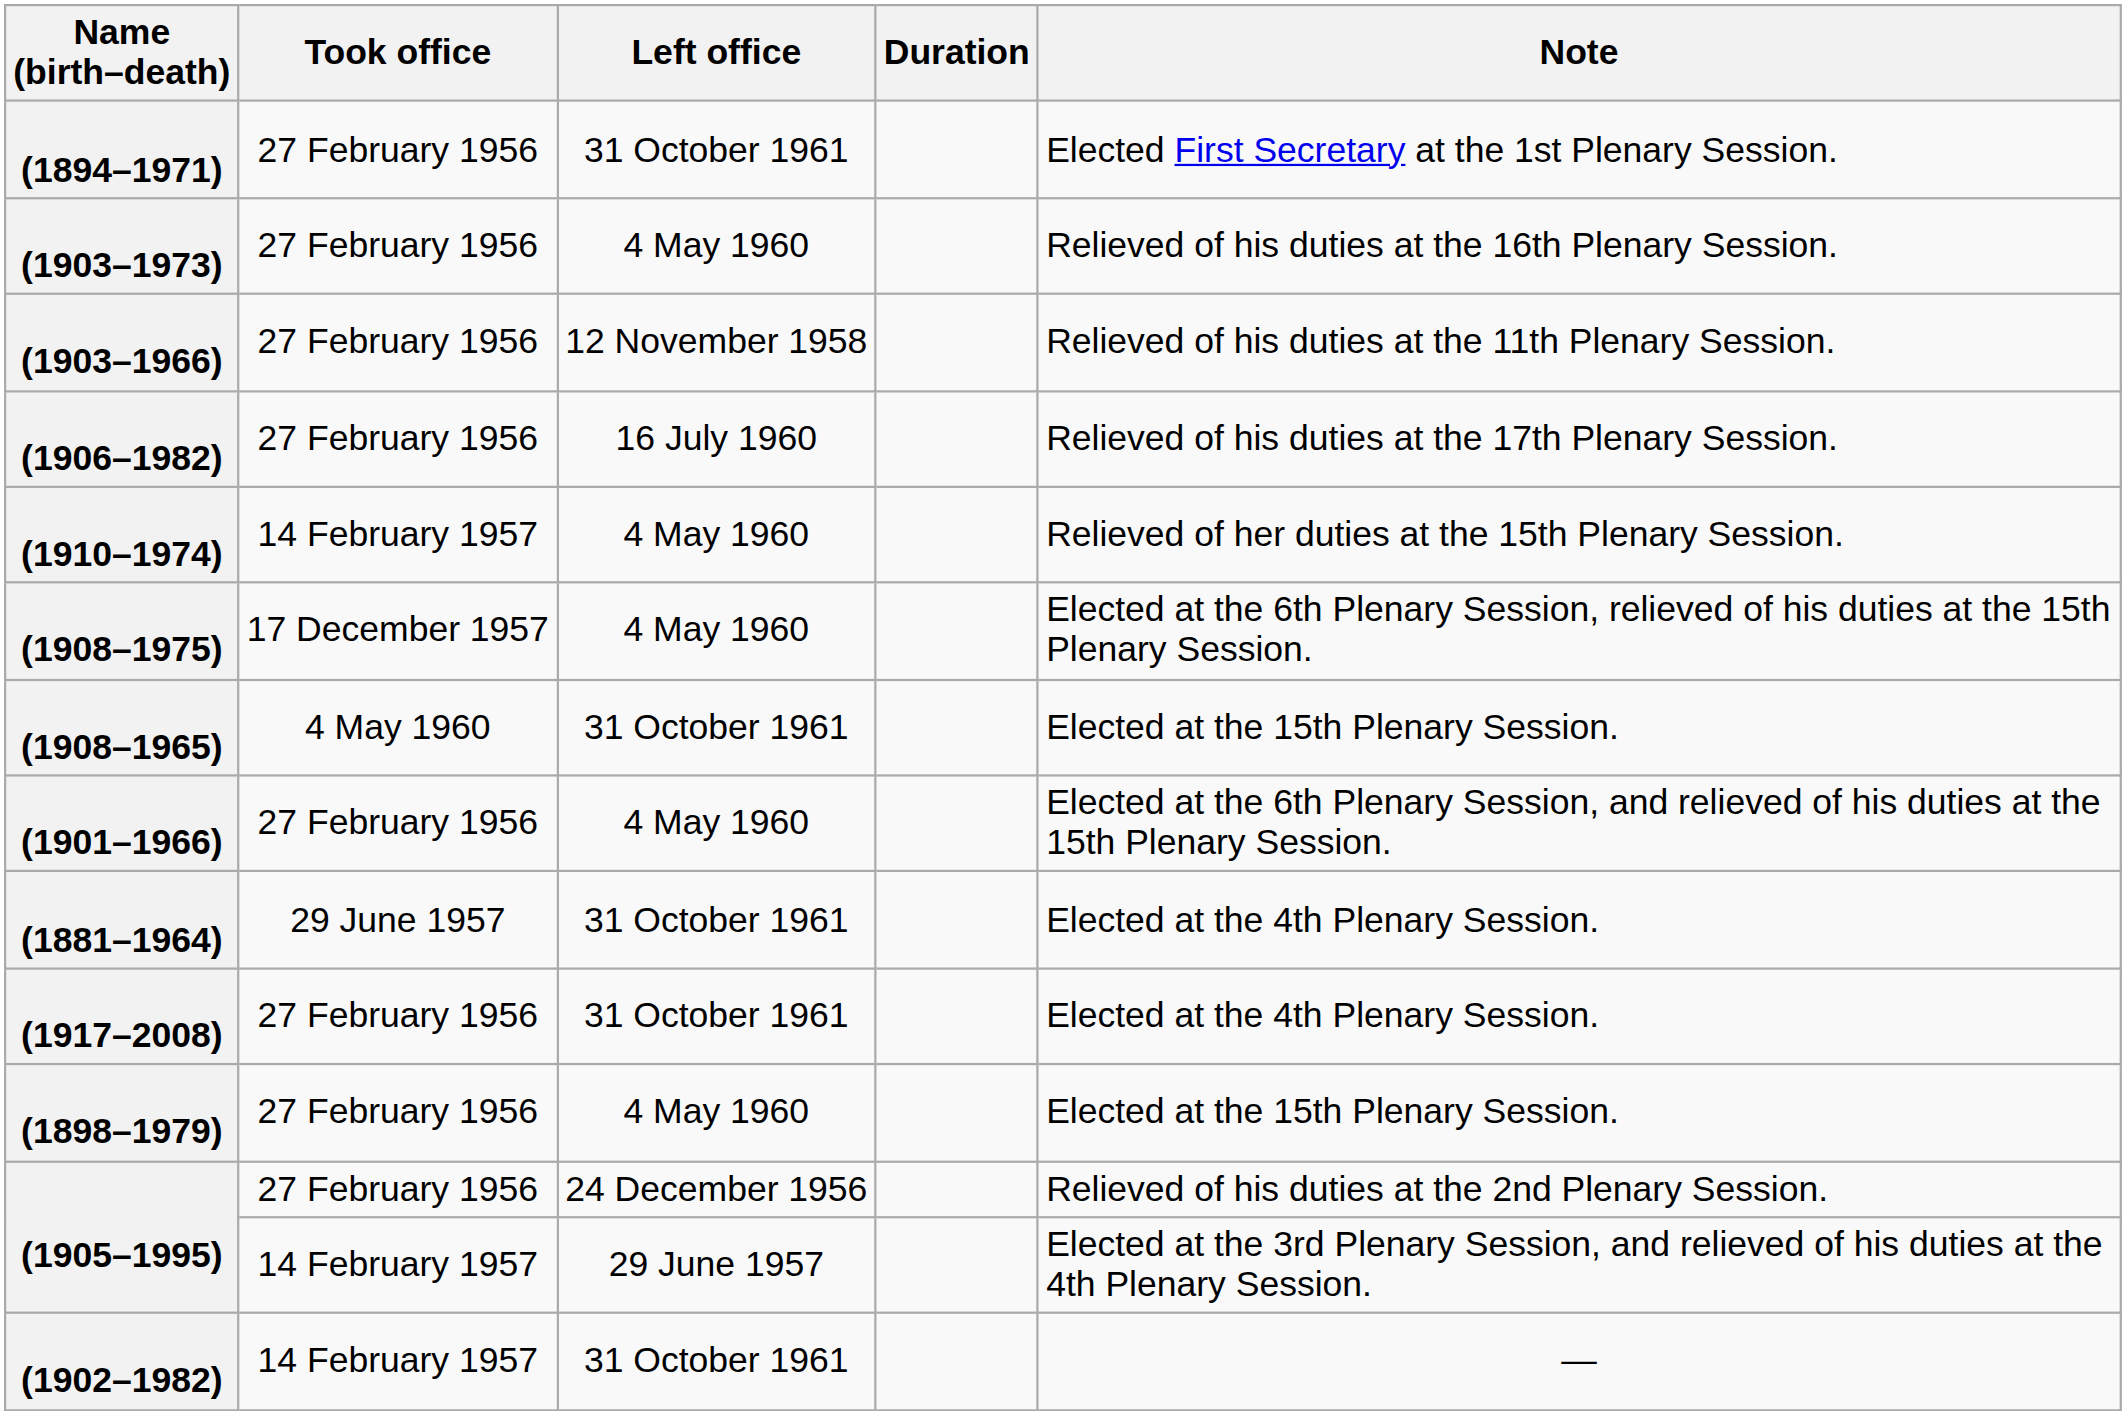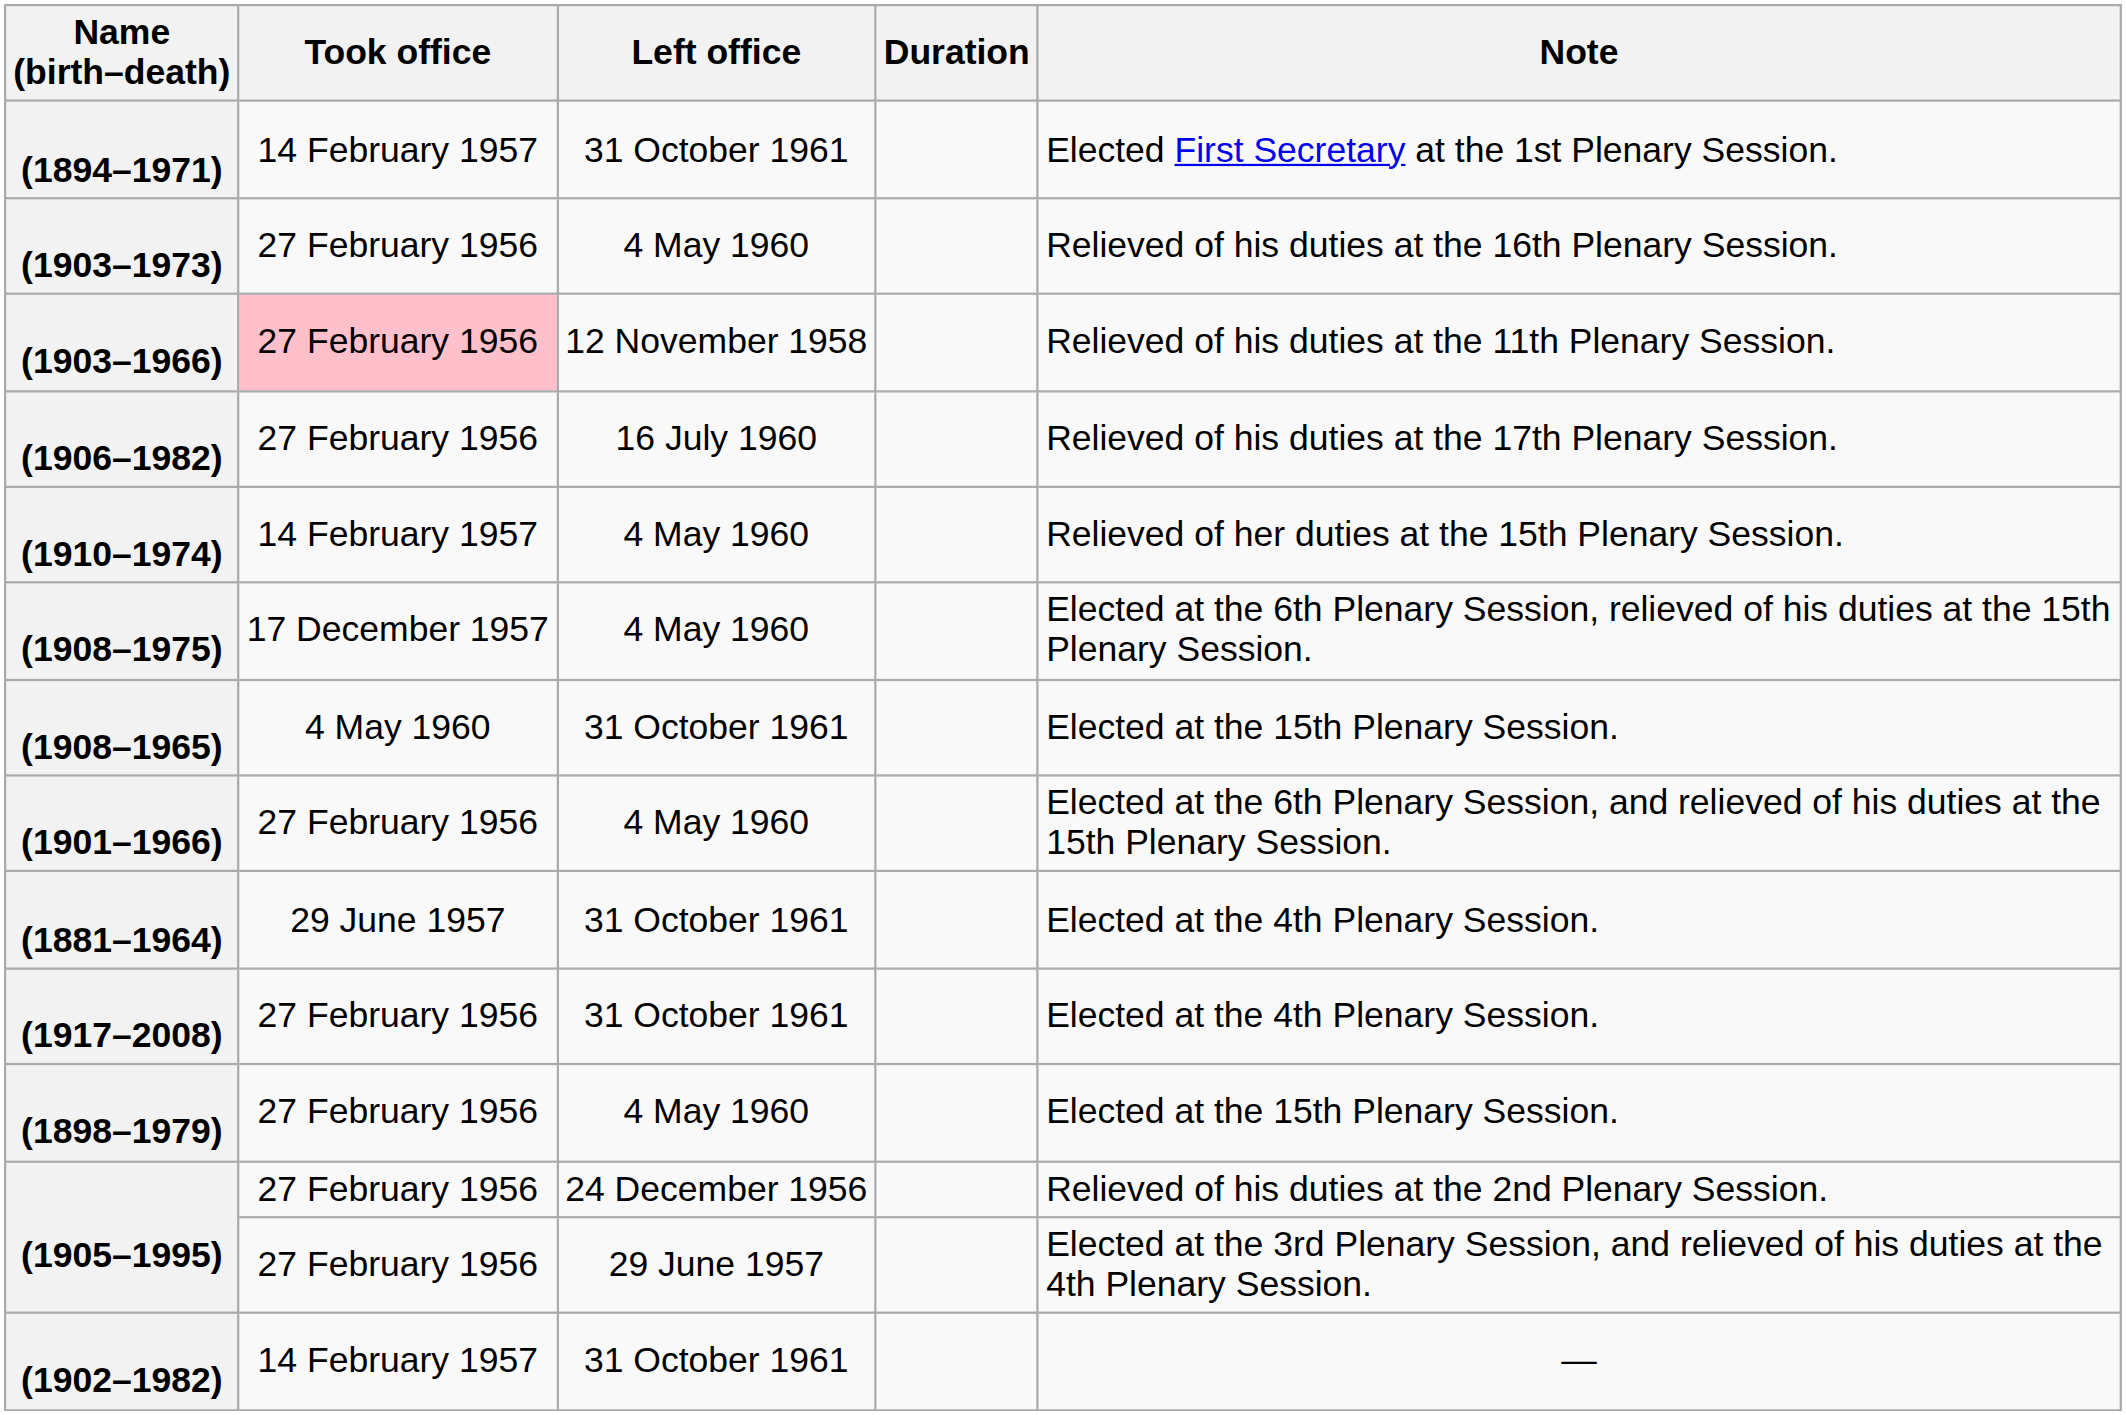(398, 148) 27 February 1956 -> (398, 148) 14 February 1957
(398, 341) no background -> (398, 341) pink background
(398, 1264) 14 February 1957 -> (398, 1264) 27 February 1956
